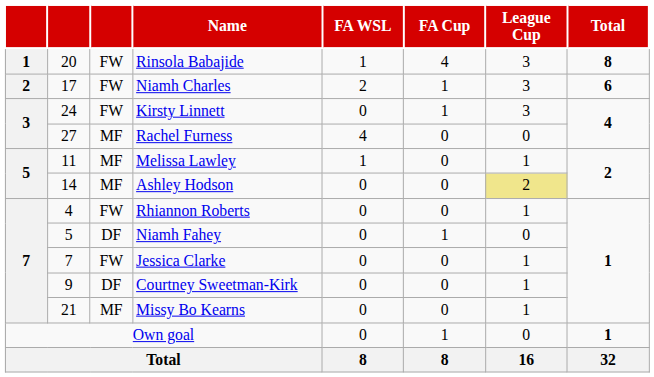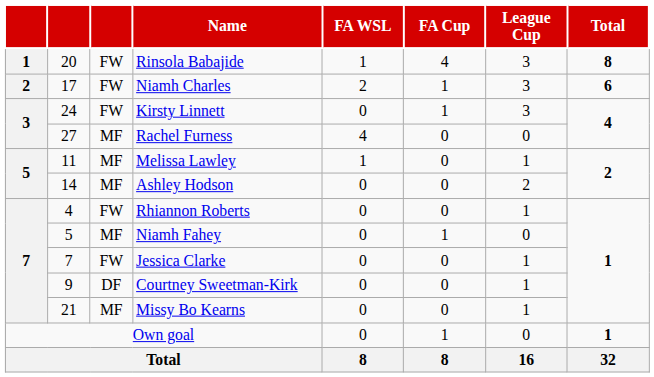(526, 185) khaki background -> (526, 185) no background
(111, 235) DF -> (111, 235) MF
